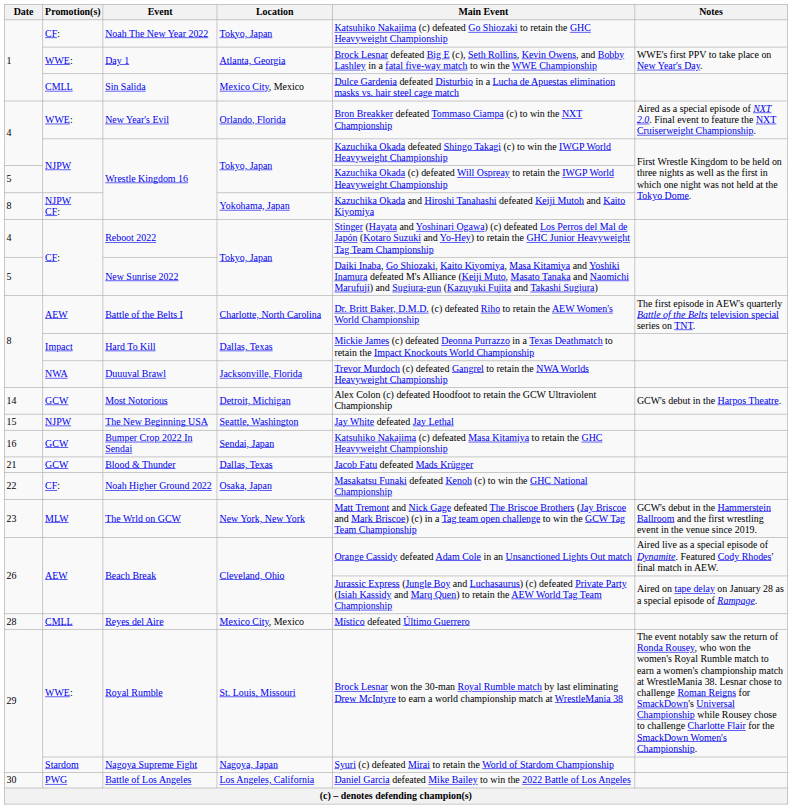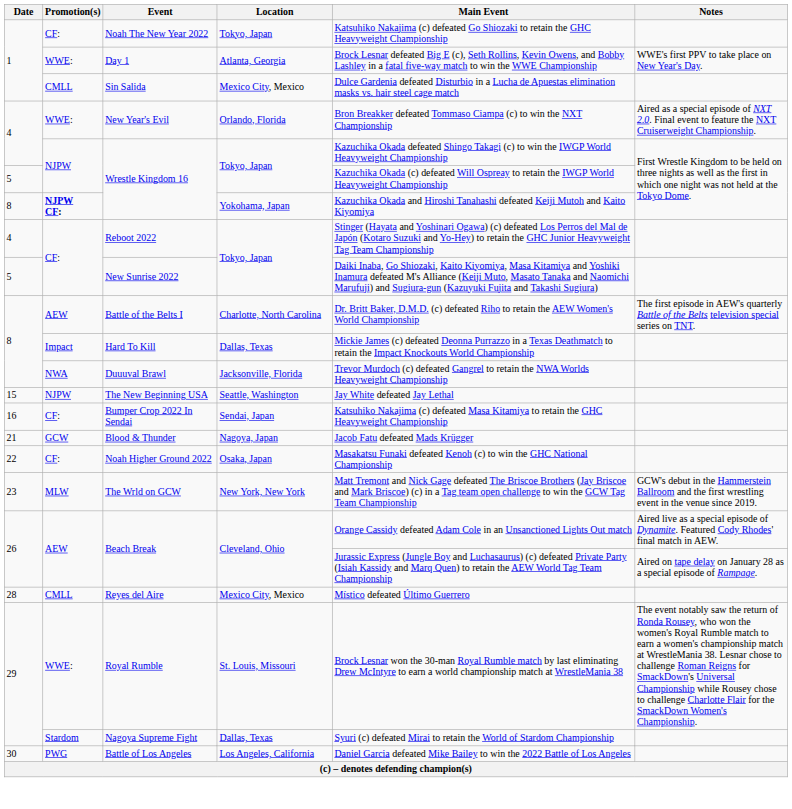(58, 206) normal -> (59, 206) bold
- row: (12, 401)
(57, 443) GCW -> (53, 416) CF:
(246, 464) Dallas, Texas -> (249, 438) Nagoya, Japan
(249, 764) Nagoya, Japan -> (246, 737) Dallas, Texas
